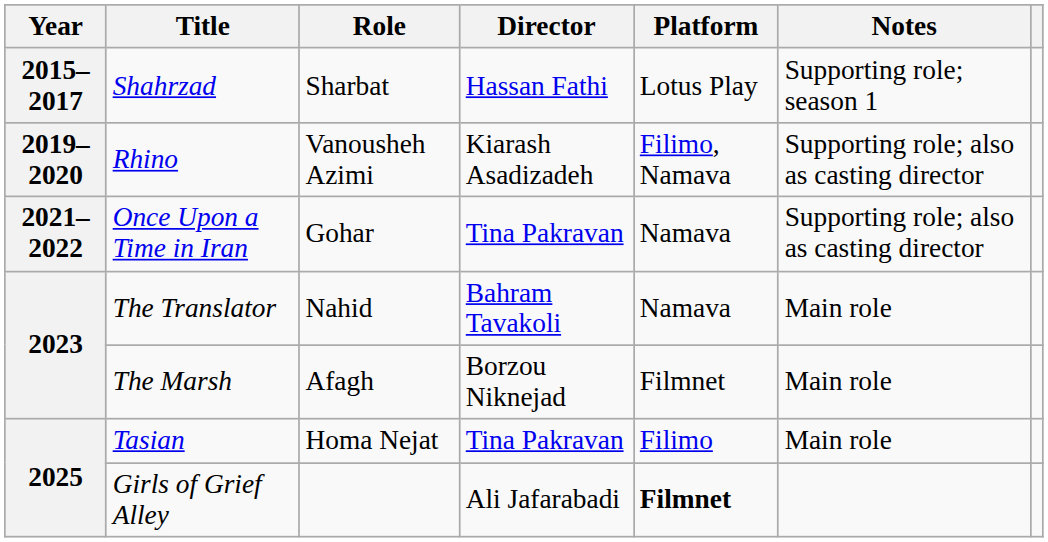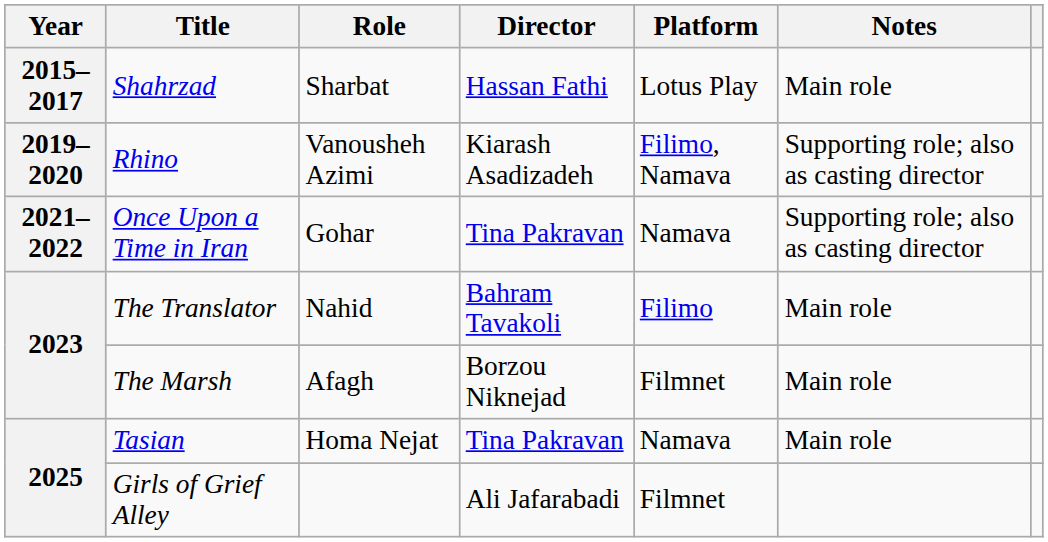(874, 84) Supporting role; season 1 -> (838, 84) Main role
(685, 307) Namava -> (676, 307) Filimo
(676, 440) Filimo -> (685, 440) Namava
(685, 499) bold -> (682, 499) normal
